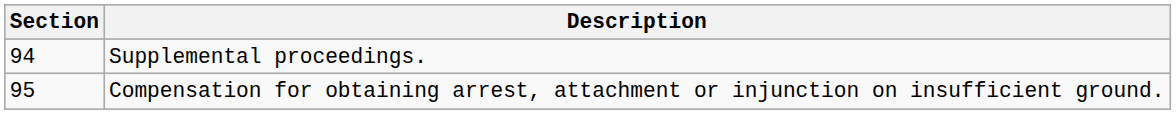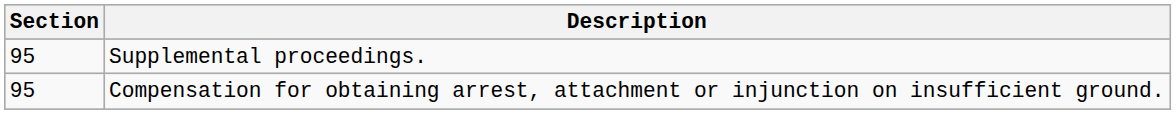(23, 57) 94 -> (23, 57) 95
